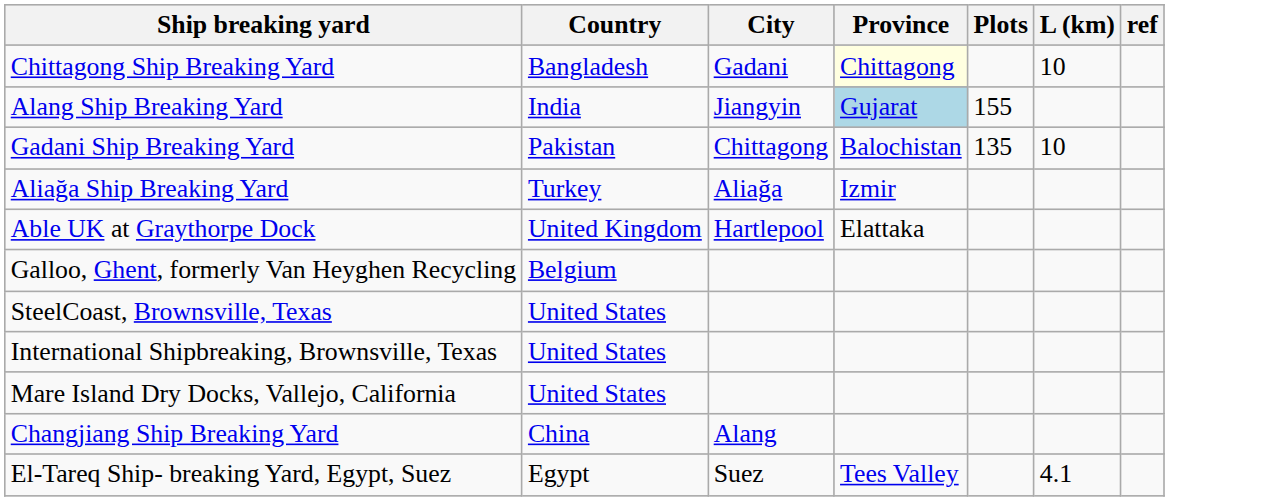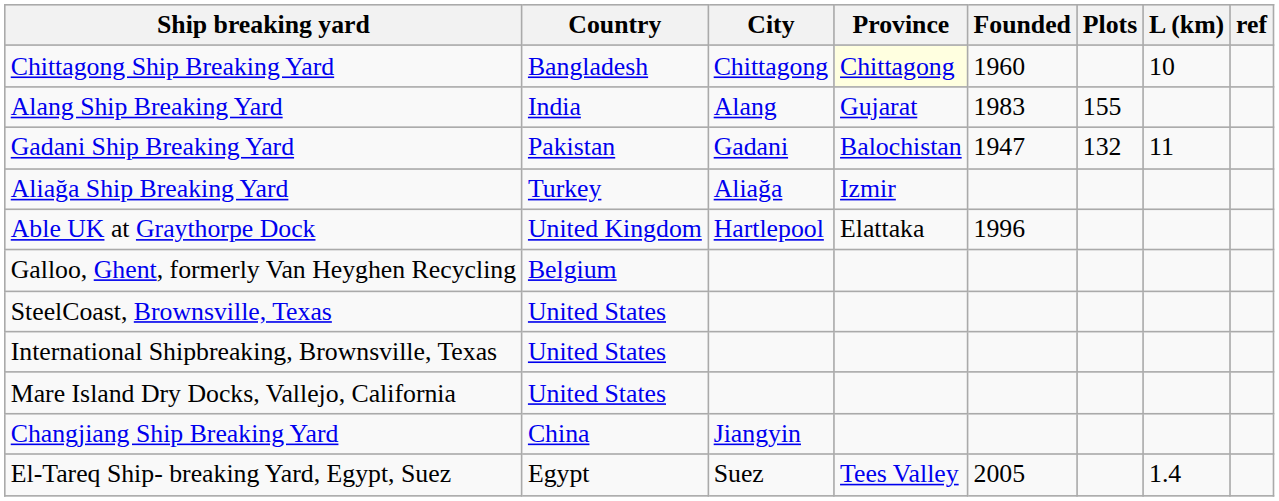+ column: (1022, 24)
(751, 65) Gadani -> (771, 65) Chittagong
(757, 106) Jiangyin -> (745, 106) Alang
(879, 106) lightblue background -> (879, 106) no background
(771, 147) Chittagong -> (751, 147) Gadani
(993, 147) 135 -> (1102, 147) 132
(1053, 147) 10 -> (1161, 147) 11
(745, 433) Alang -> (757, 433) Jiangyin
(1056, 474) 4.1 -> (1165, 474) 1.4
